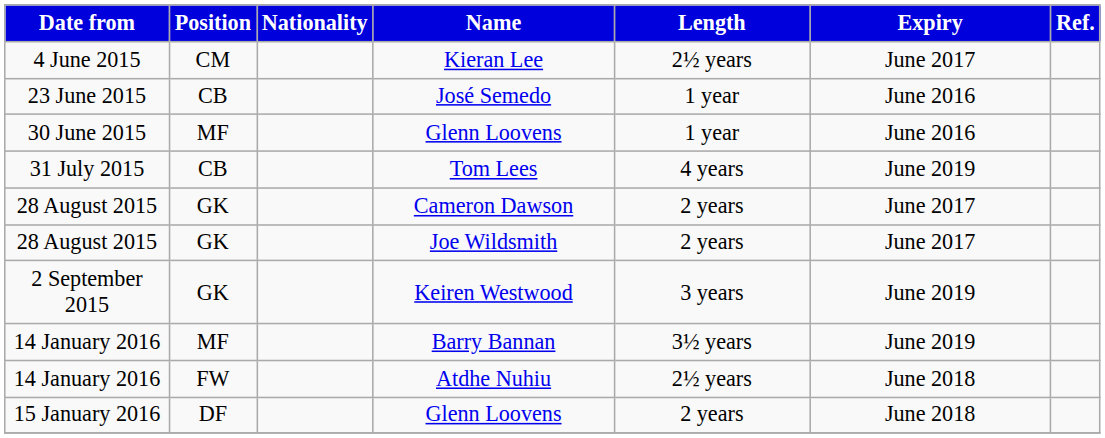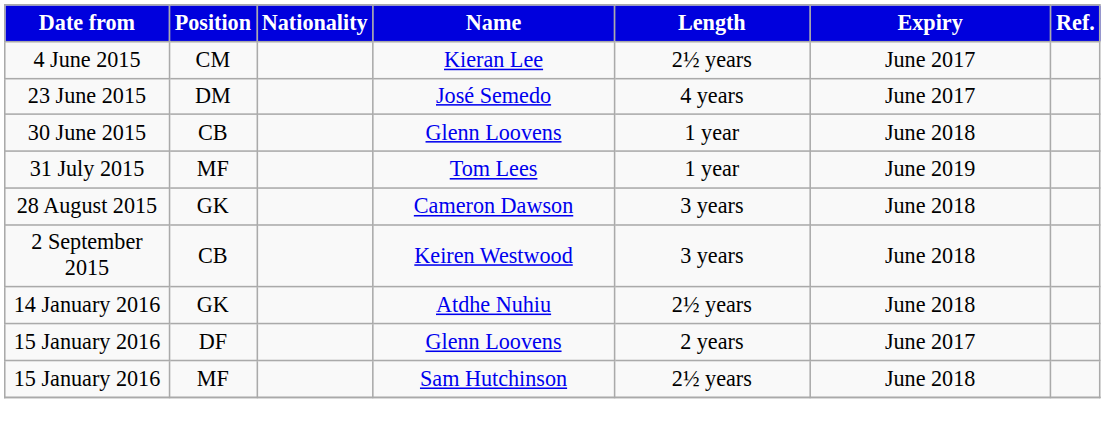(213, 96) CB -> (213, 96) DM
(712, 96) 1 year -> (712, 96) 4 years
(930, 96) June 2016 -> (930, 96) June 2017
(213, 132) MF -> (213, 132) CB
(930, 132) June 2016 -> (930, 132) June 2018
(213, 169) CB -> (213, 169) MF
(712, 169) 4 years -> (712, 169) 1 year
(712, 206) 2 years -> (712, 206) 3 years
(930, 206) June 2017 -> (930, 206) June 2018
- row: (87, 242)
(213, 292) GK -> (213, 255) CB
(930, 292) June 2019 -> (930, 255) June 2018
- row: (87, 341)
(213, 378) FW -> (213, 305) GK
(930, 415) June 2018 -> (930, 341) June 2017
+ row: (87, 378)
